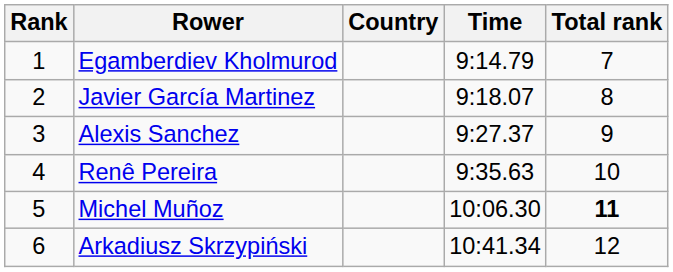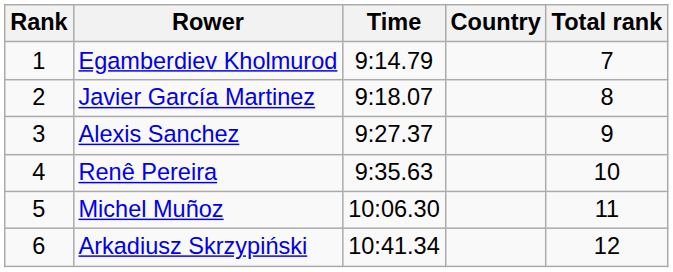columns swapped: (393, 23) <-> (495, 23)
(607, 209) bold -> (607, 209) normal
